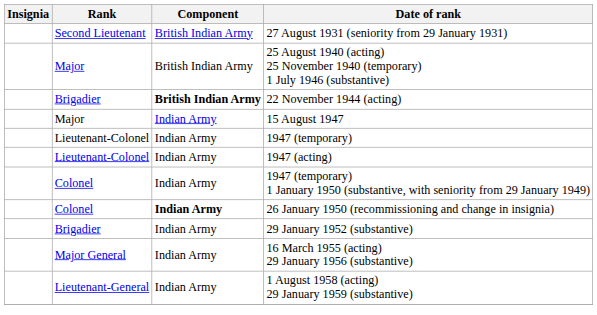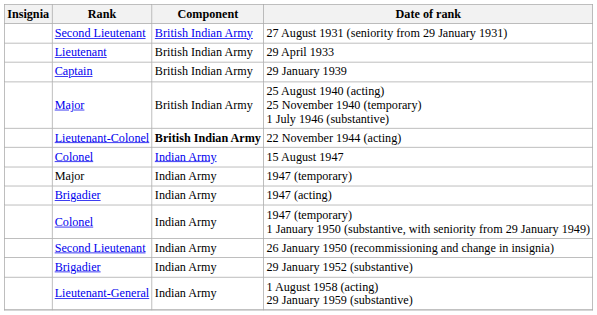+ row: (300, 52)
+ row: (307, 71)
(78, 99) Brigadier -> (102, 137) Lieutenant-Colonel
(70, 118) Major -> (74, 157) Colonel
(102, 137) Lieutenant-Colonel -> (70, 176) Major
(102, 157) Lieutenant-Colonel -> (78, 195) Brigadier
(74, 209) Colonel -> (100, 248) Second Lieutenant
(188, 209) bold -> (186, 248) normal
- row: (340, 254)
